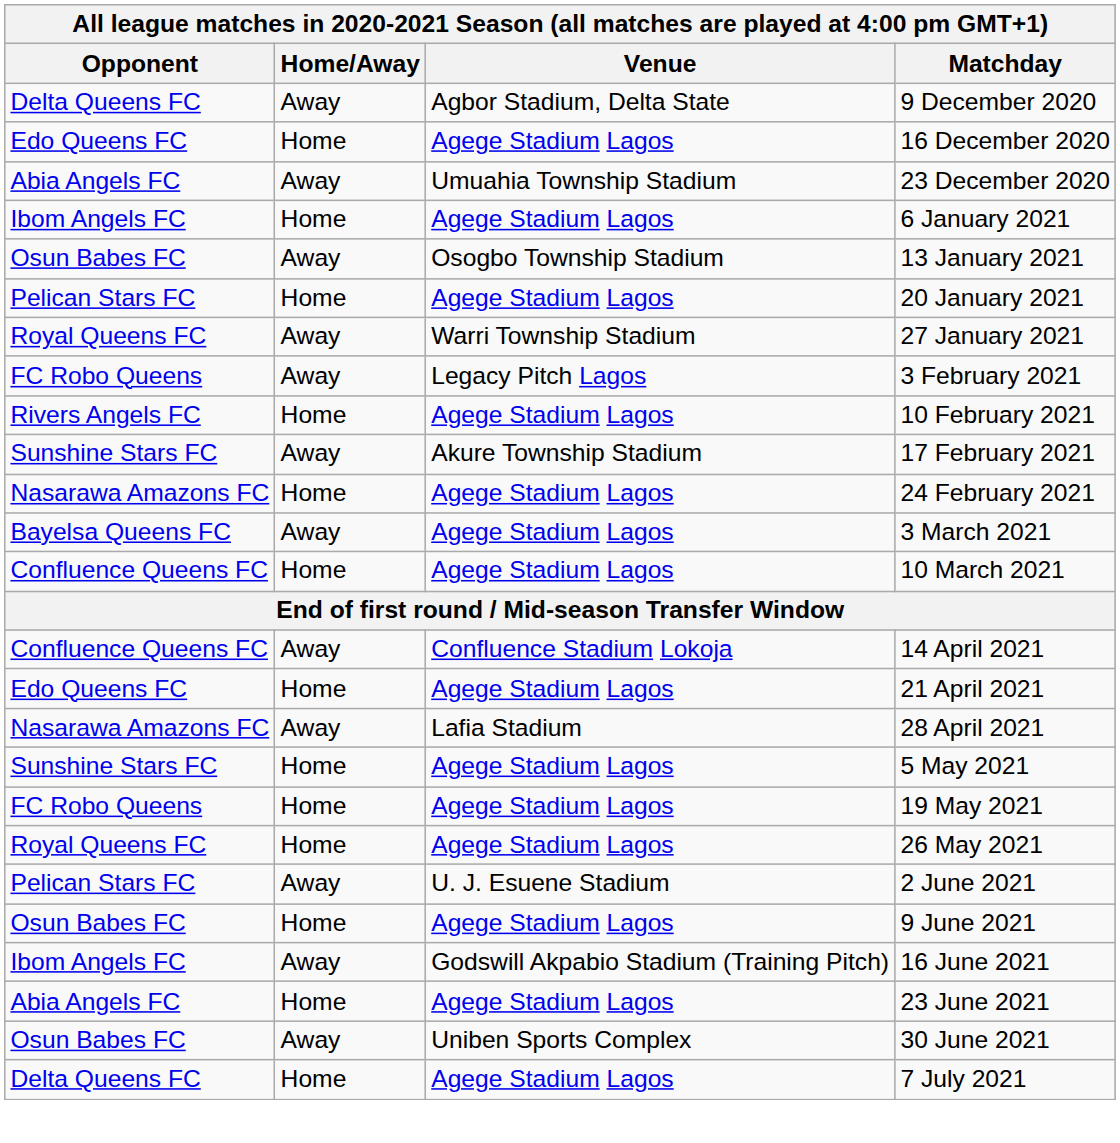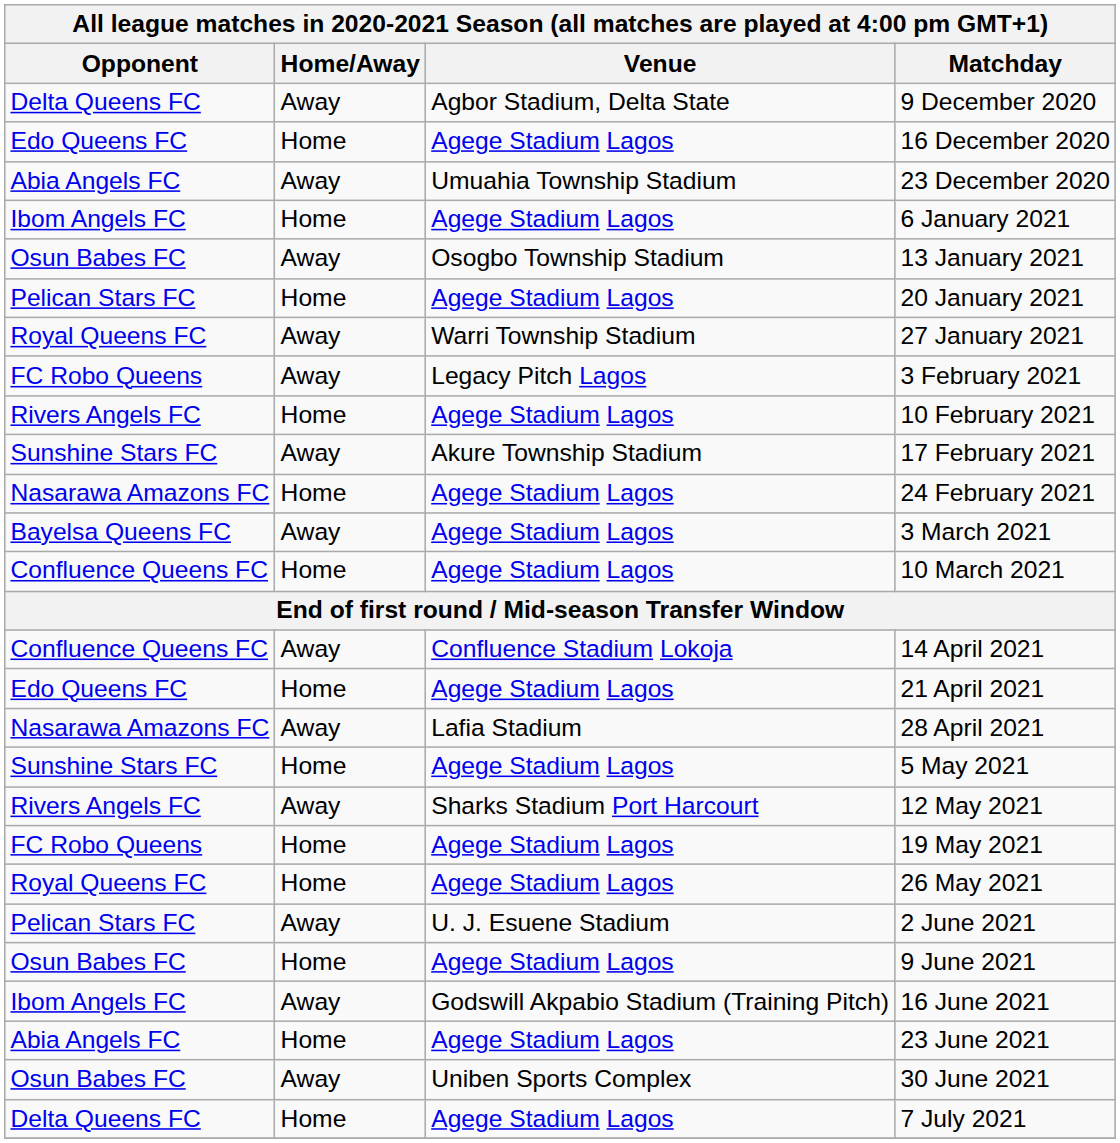+ row: (972, 805)
